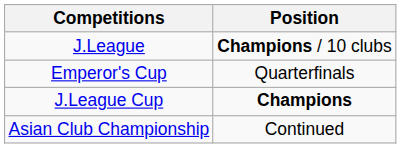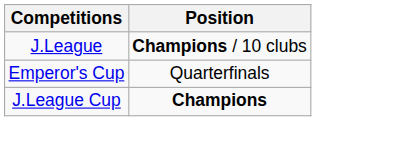- row: (109, 128)
